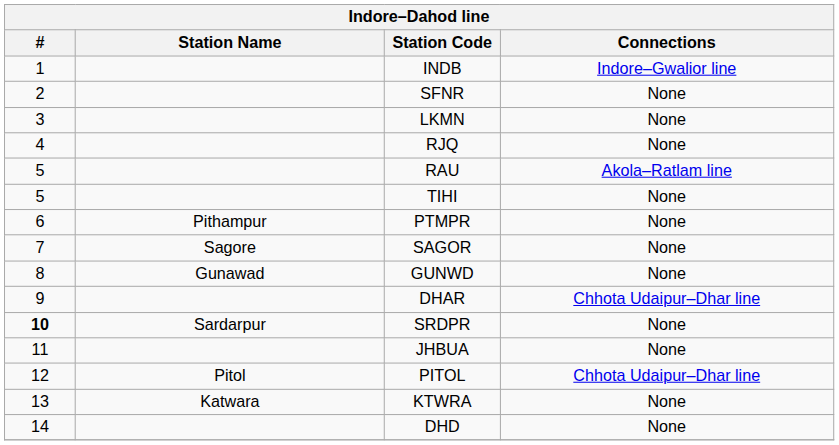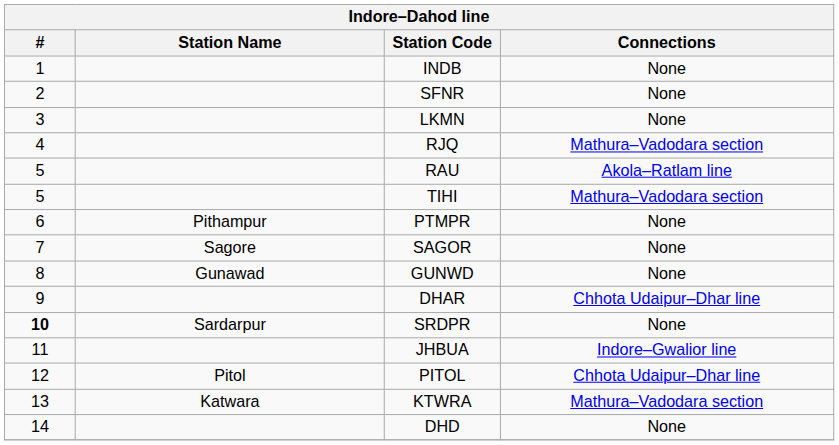(667, 68) Indore–Gwalior line -> (667, 68) None
(667, 145) None -> (667, 145) Mathura–Vadodara section
(667, 196) None -> (667, 196) Mathura–Vadodara section
(667, 350) None -> (667, 350) Indore–Gwalior line
(667, 401) None -> (667, 401) Mathura–Vadodara section
